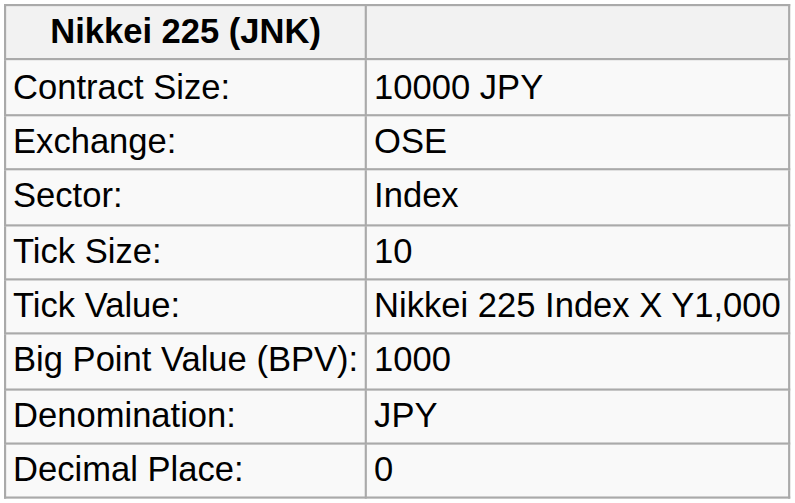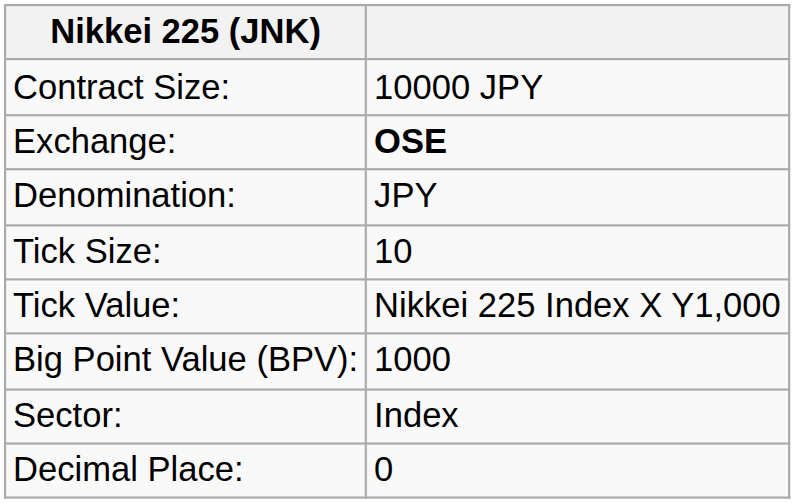(411, 141) normal -> (411, 141) bold
rows swapped: (68, 196) <-> (124, 415)
